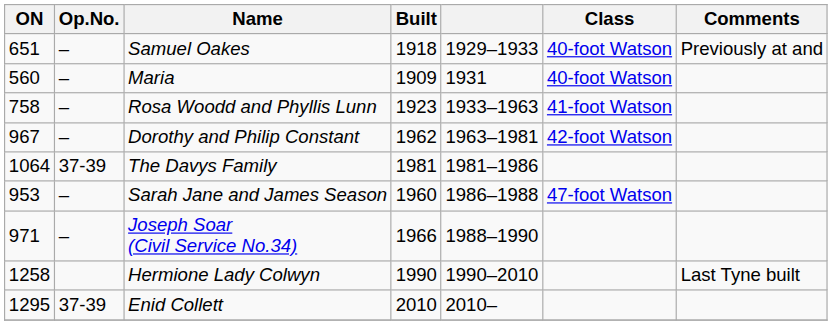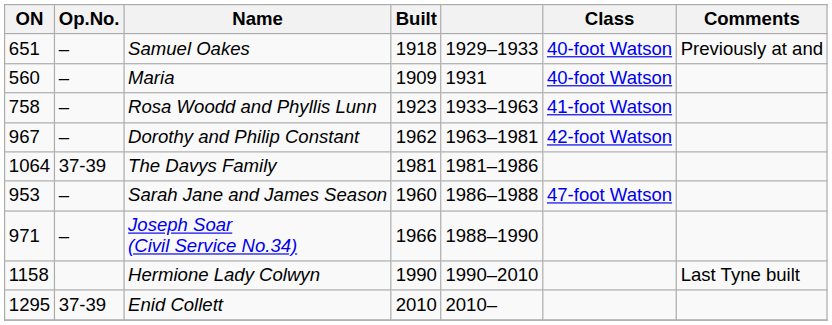(30, 275) 1258 -> (29, 275) 1158
